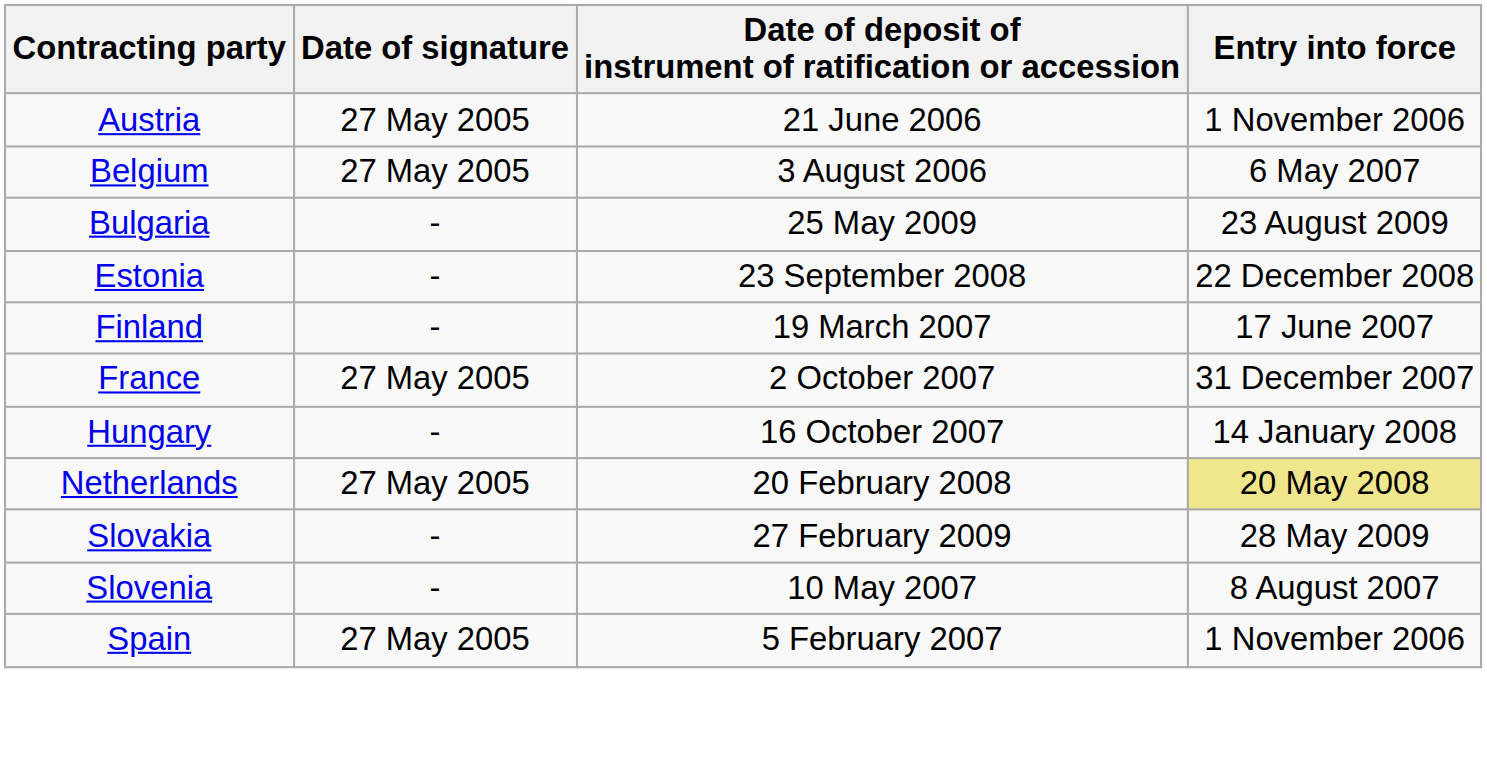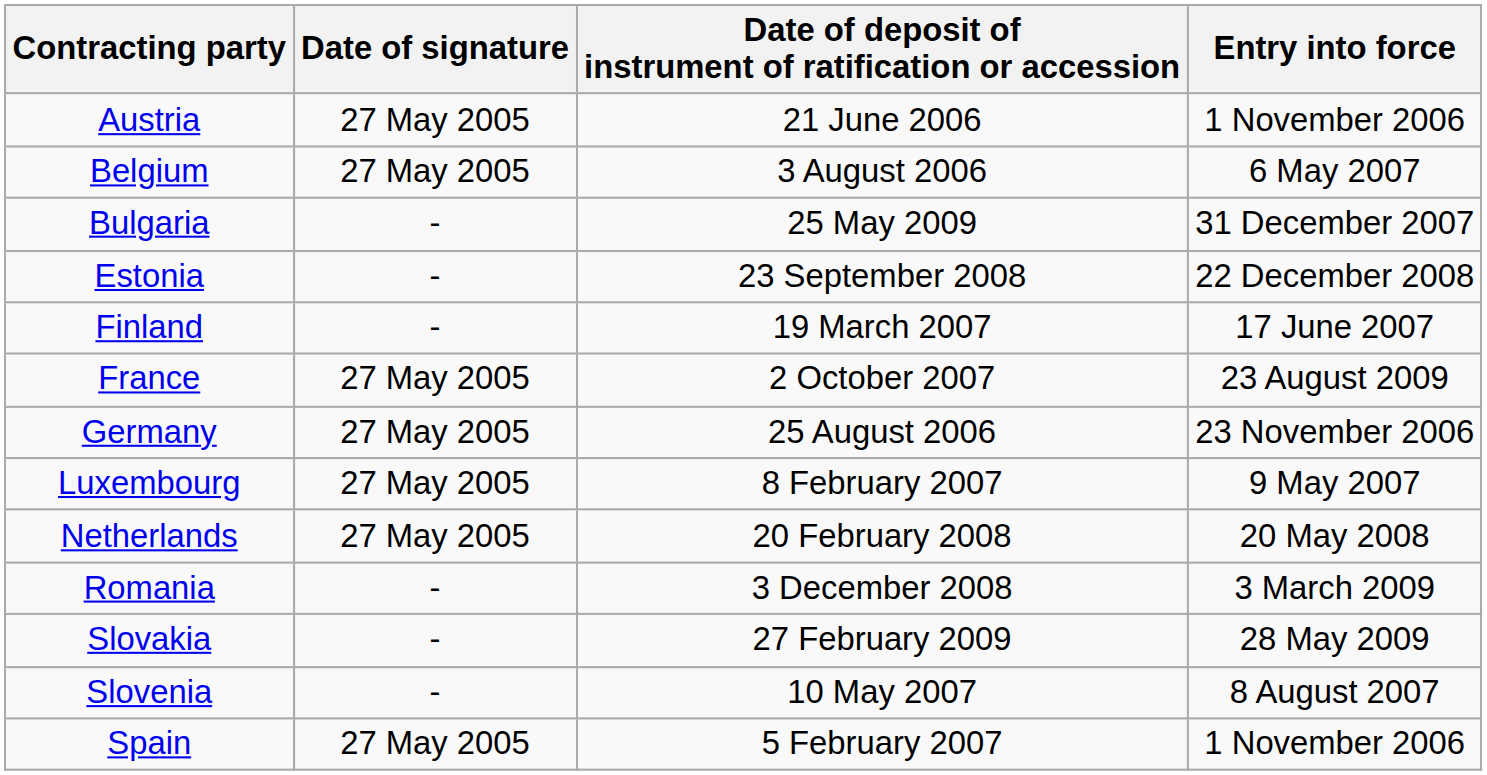(1335, 223) 23 August 2009 -> (1335, 223) 31 December 2007
(1335, 379) 31 December 2007 -> (1335, 379) 23 August 2009
+ row: (149, 431)
- row: (149, 431)
+ row: (149, 483)
(1335, 483) khaki background -> (1335, 535) no background
+ row: (149, 587)
